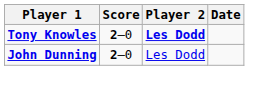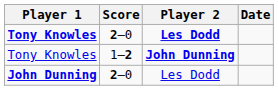+ row: (52, 55)
